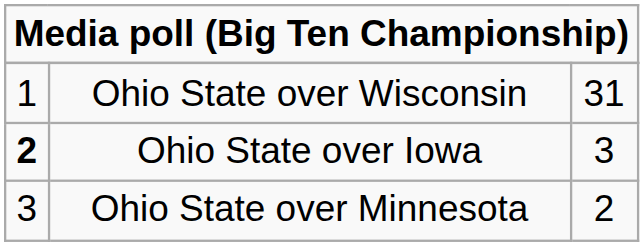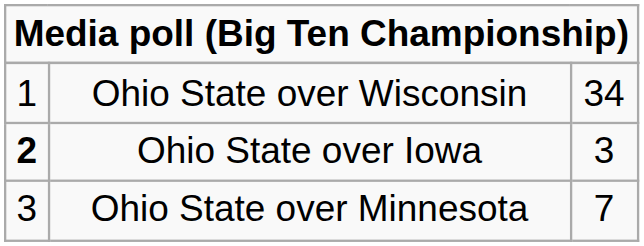(604, 92) 31 -> (604, 92) 34
(604, 209) 2 -> (604, 209) 7
